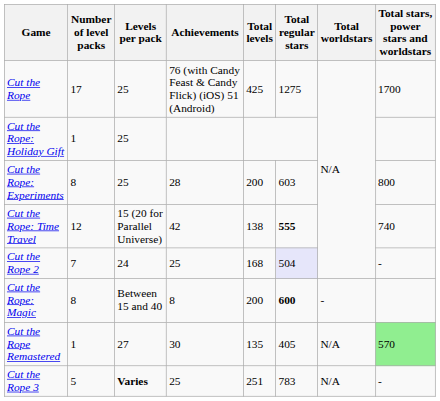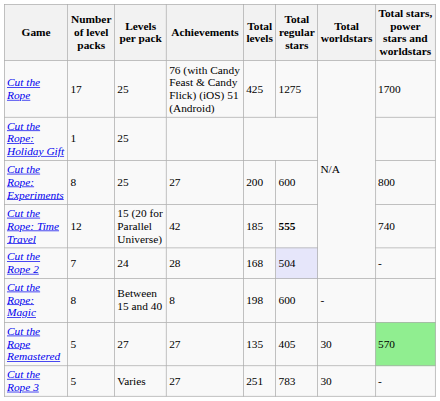(175, 182) 28 -> (175, 182) 27
(287, 182) 603 -> (287, 182) 600
(255, 226) 138 -> (255, 226) 185
(175, 263) 25 -> (175, 263) 28
(255, 300) 200 -> (255, 300) 198
(287, 300) bold -> (287, 300) normal
(73, 344) 1 -> (73, 344) 5
(175, 344) 30 -> (175, 344) 27
(330, 344) N/A -> (326, 344) 30
(133, 381) bold -> (131, 381) normal
(175, 381) 25 -> (175, 381) 27
(330, 381) N/A -> (326, 381) 30
